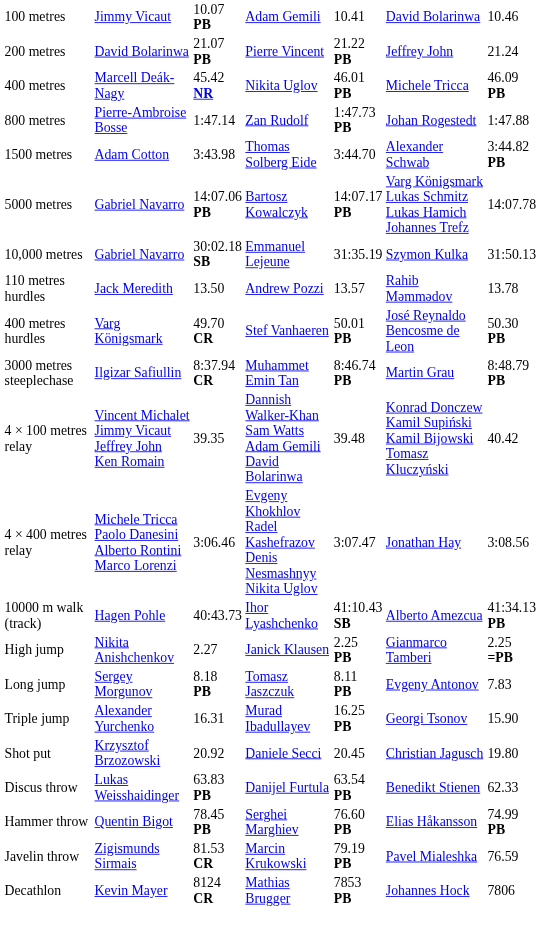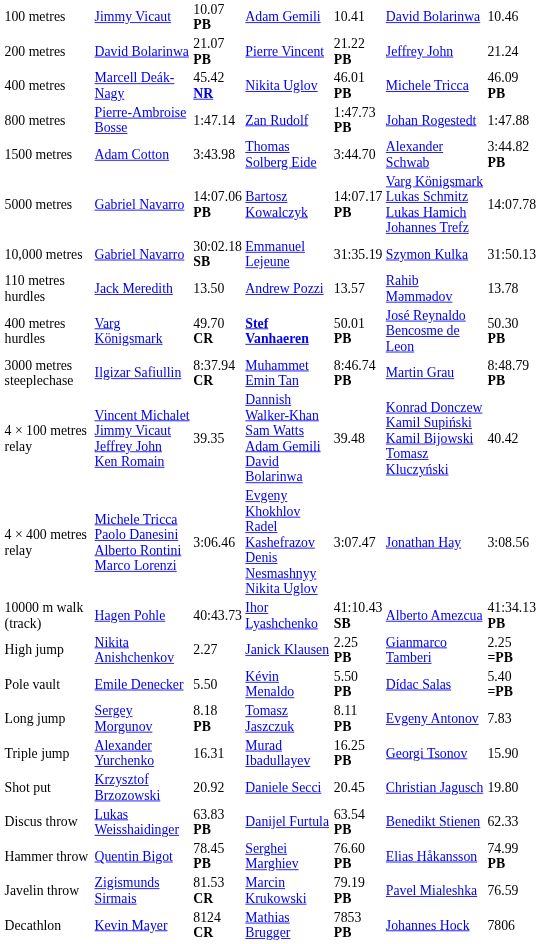(287, 331) normal -> (277, 331) bold
+ row: (32, 684)
